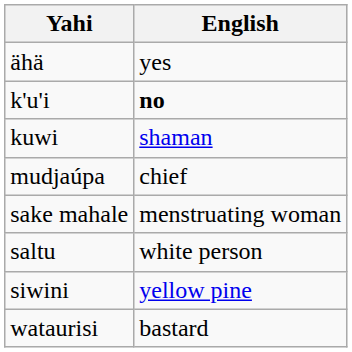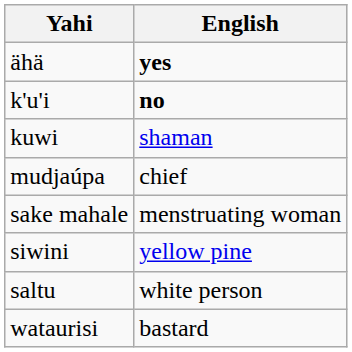(155, 61) normal -> (155, 61) bold
rows swapped: (33, 251) <-> (40, 289)
